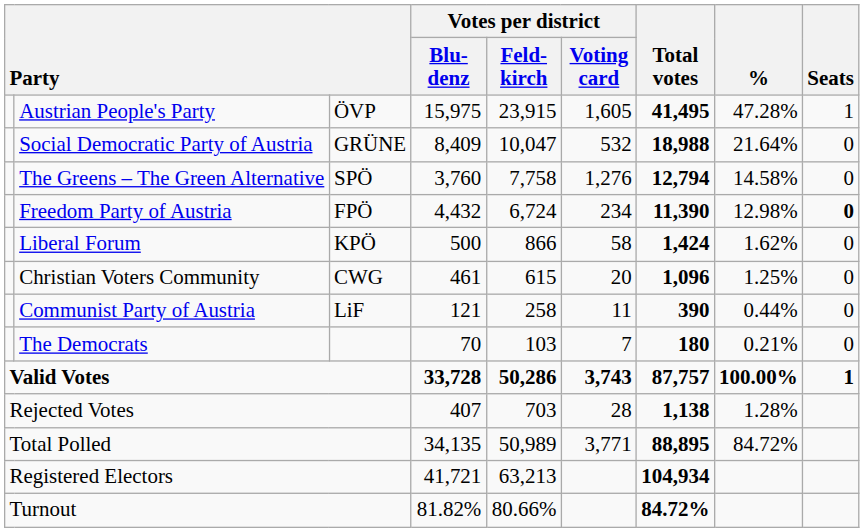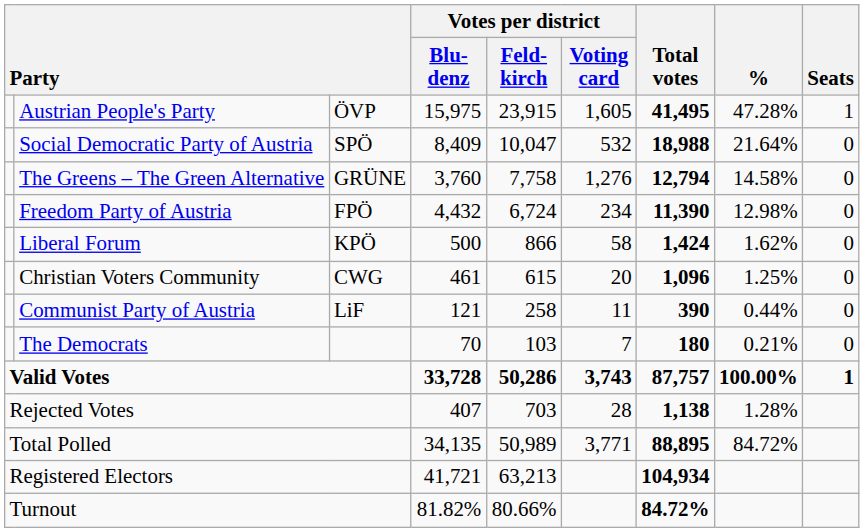(370, 144) GRÜNE -> (353, 144) SPÖ
(353, 177) SPÖ -> (370, 177) GRÜNE
(849, 210) bold -> (849, 210) normal
